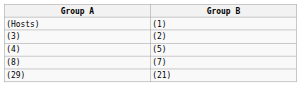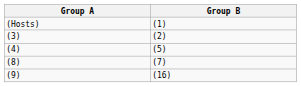+ row: (13, 75)
- row: (16, 75)
